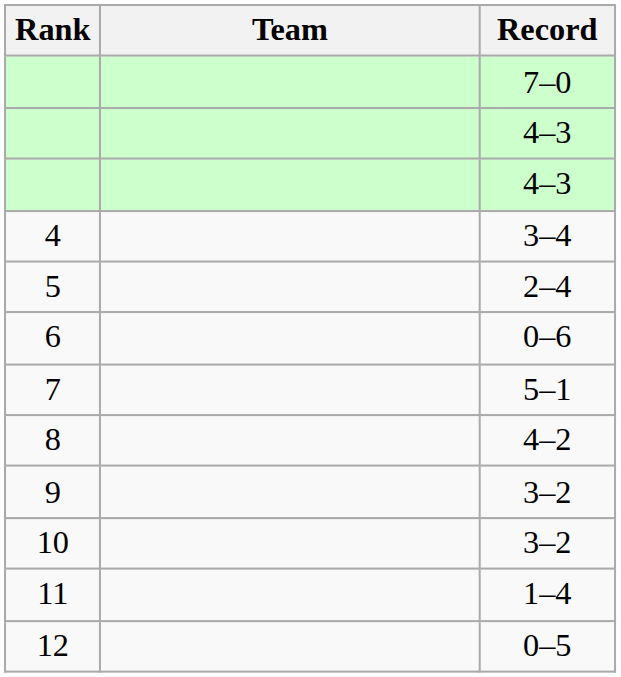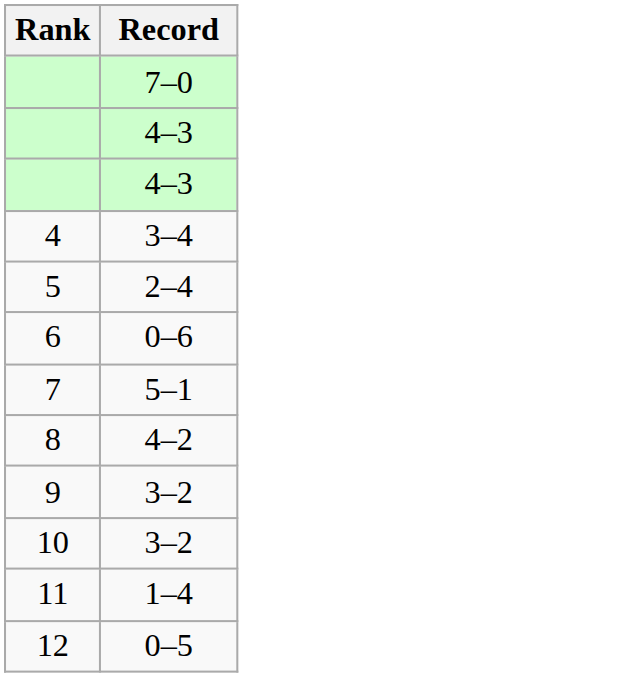- column: (290, 30)
